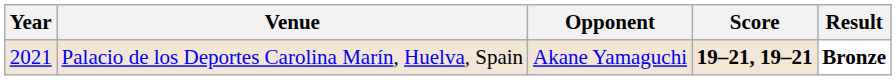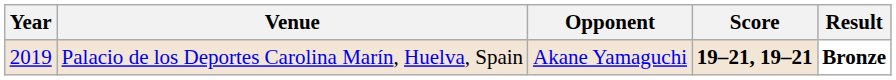(31, 56) 2021 -> (31, 56) 2019
